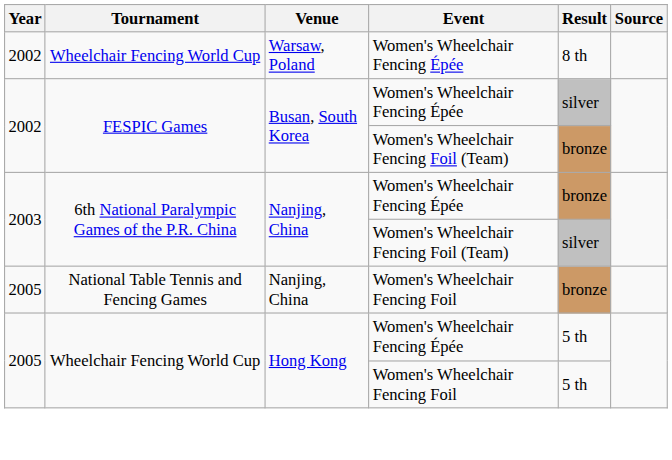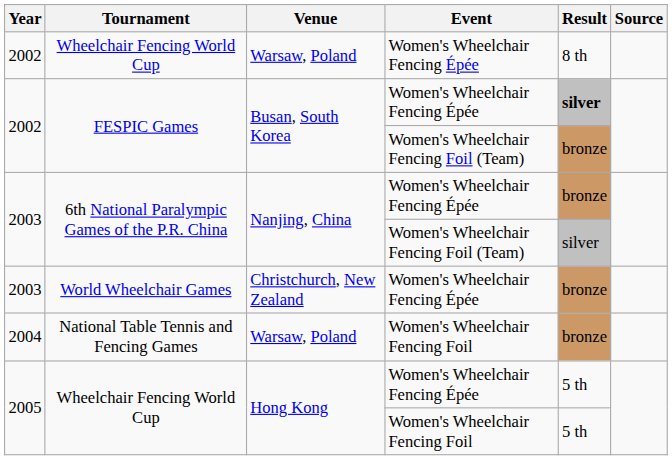(580, 102) normal -> (581, 102) bold
+ row: (146, 290)
(25, 290) 2005 -> (25, 337) 2004
(297, 290) Nanjing, China -> (303, 337) Warsaw, Poland
